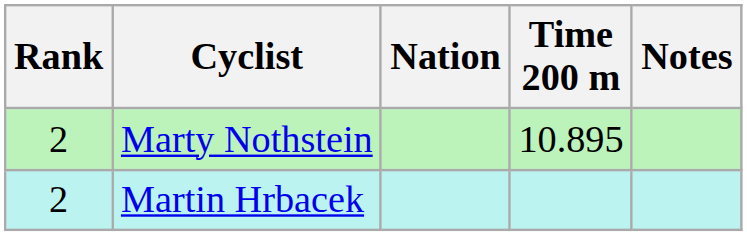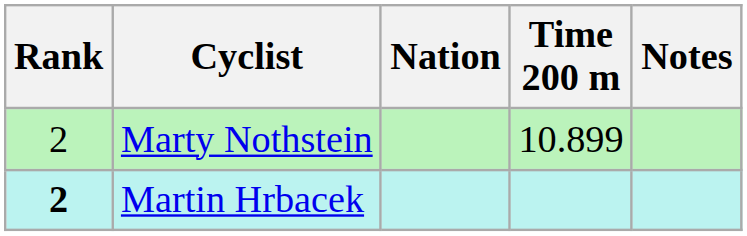(571, 138) 10.895 -> (571, 138) 10.899
(59, 199) normal -> (59, 199) bold
